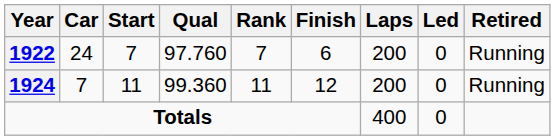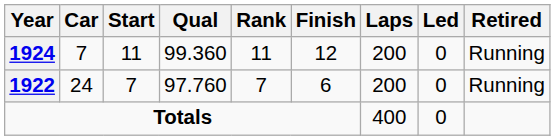rows swapped: (32, 53) <-> (32, 85)
